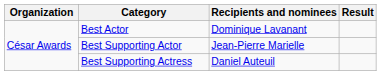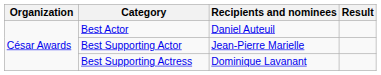(259, 29) Dominique Lavanant -> (243, 29) Daniel Auteuil
(243, 62) Daniel Auteuil -> (259, 62) Dominique Lavanant
